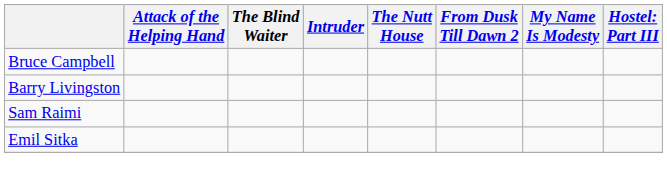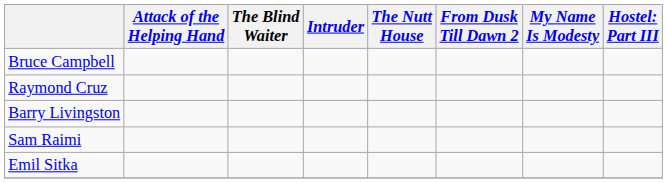+ row: (58, 87)
